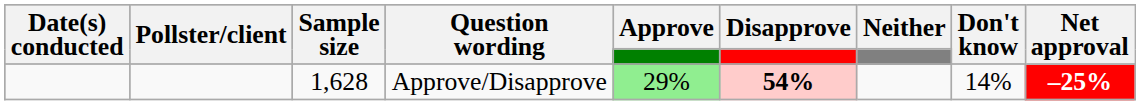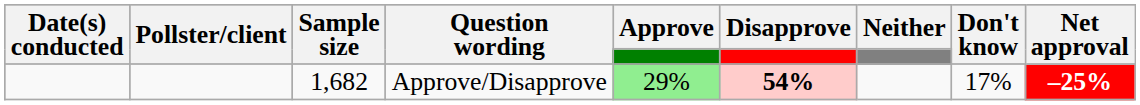(339, 81) 1,628 -> (339, 81) 1,682
(988, 81) 14% -> (988, 81) 17%
